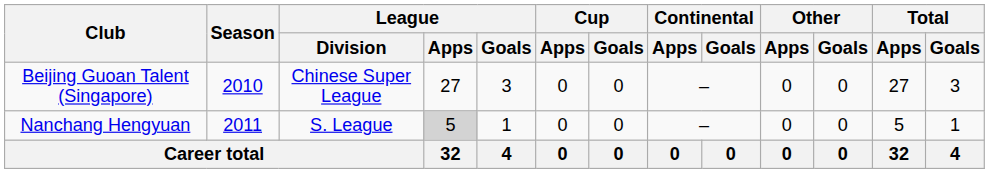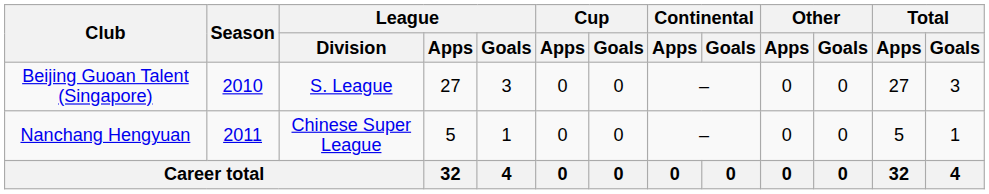(351, 86) Chinese Super League -> (351, 86) S. League
(351, 125) S. League -> (351, 135) Chinese Super League
(450, 125) lightgrey background -> (450, 135) no background
